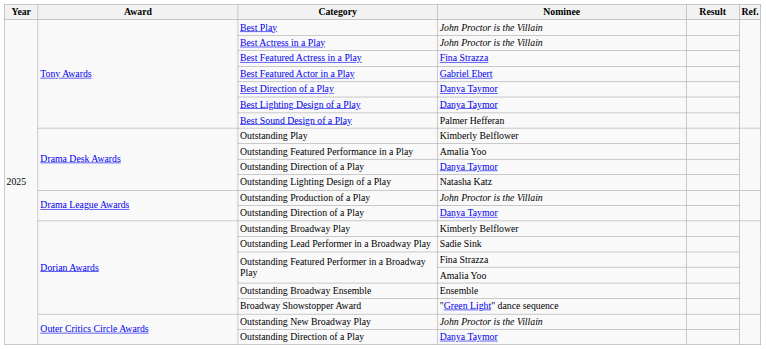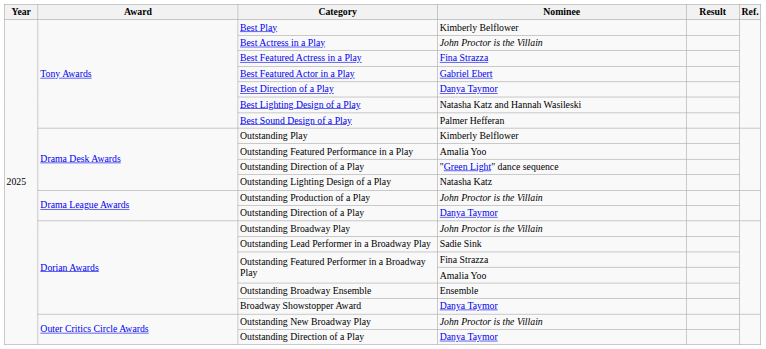(491, 27) John Proctor is the Villain -> (479, 27) Kimberly Belflower
(469, 105) Danya Taymor -> (511, 105) Natasha Katz and Hannah Wasileski
(469, 167) Danya Taymor -> (499, 167) "Green Light" dance sequence
(479, 228) Kimberly Belflower -> (491, 228) John Proctor is the Villain
(499, 306) "Green Light" dance sequence -> (469, 306) Danya Taymor
